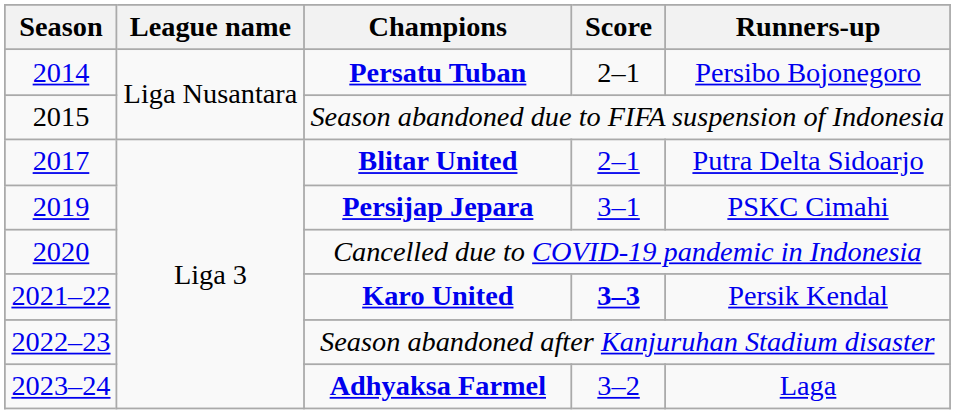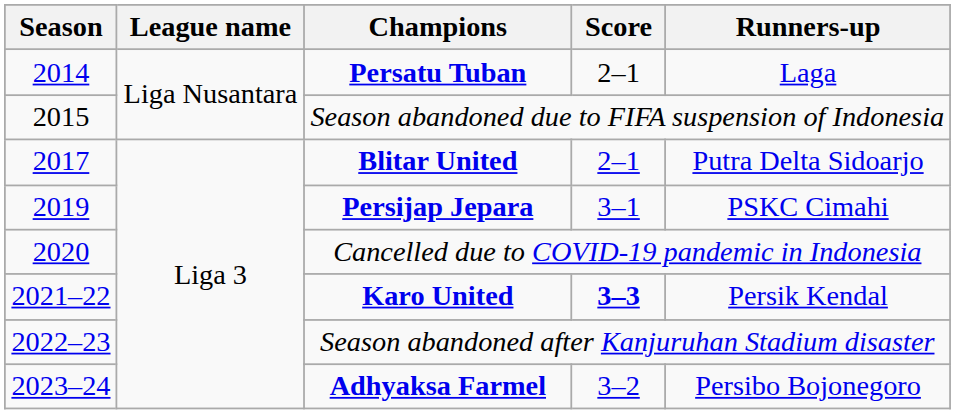(808, 71) Persibo Bojonegoro -> (808, 71) Laga
(808, 386) Laga -> (808, 386) Persibo Bojonegoro
